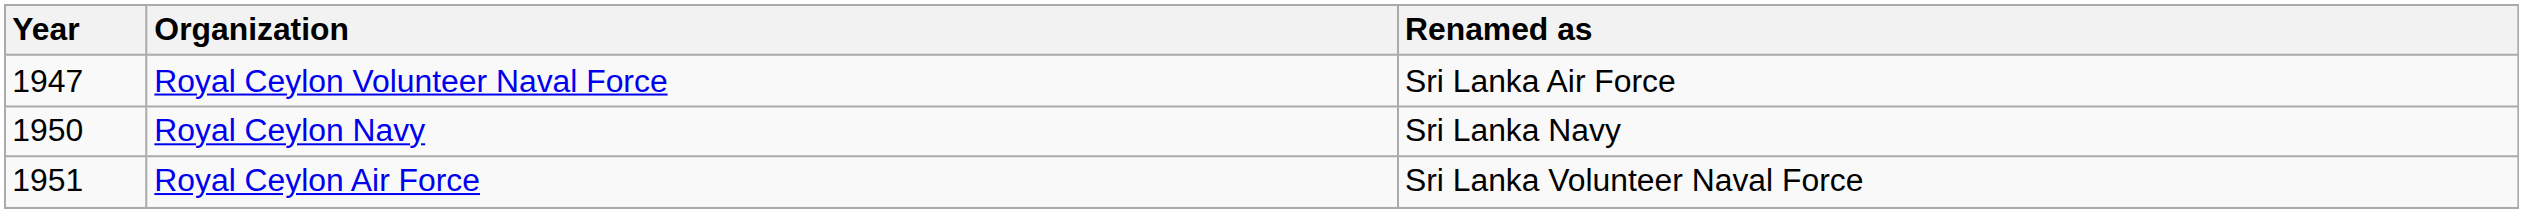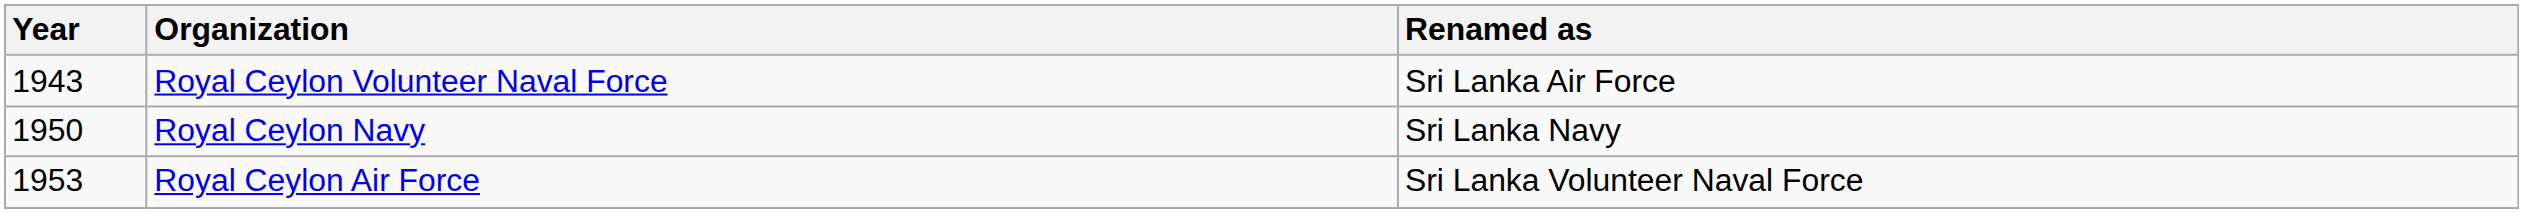(48, 80) 1947 -> (48, 80) 1943
(48, 181) 1951 -> (48, 181) 1953
